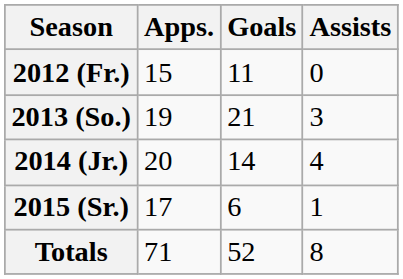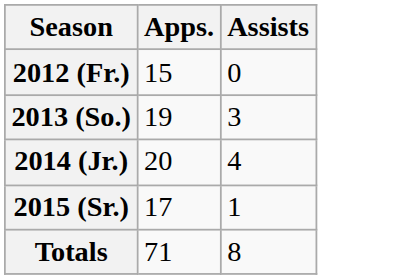- column: (262, 26)
